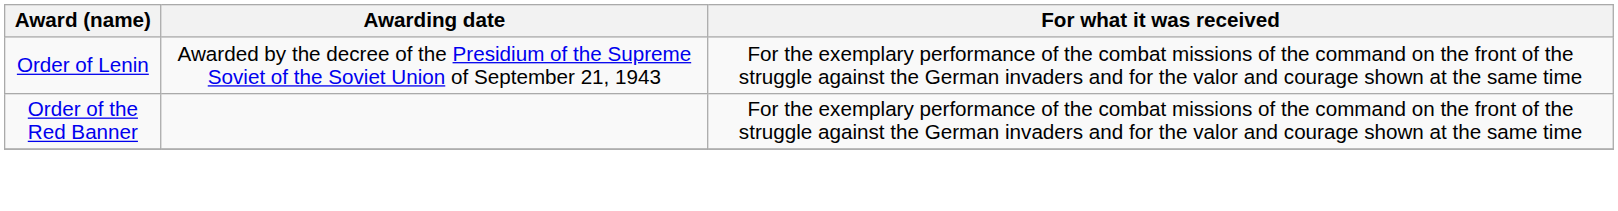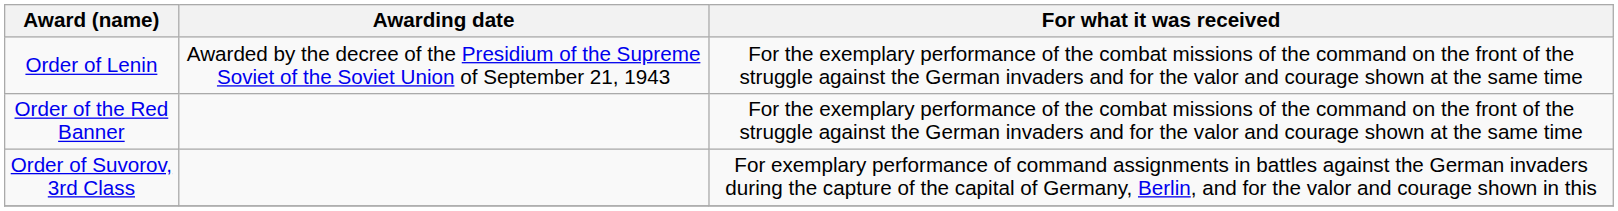+ row: (91, 177)
